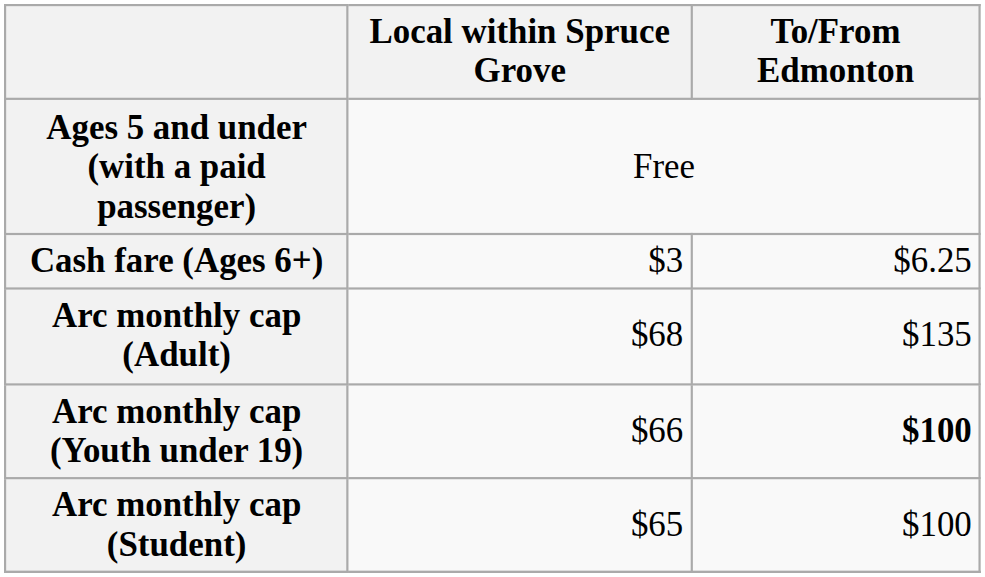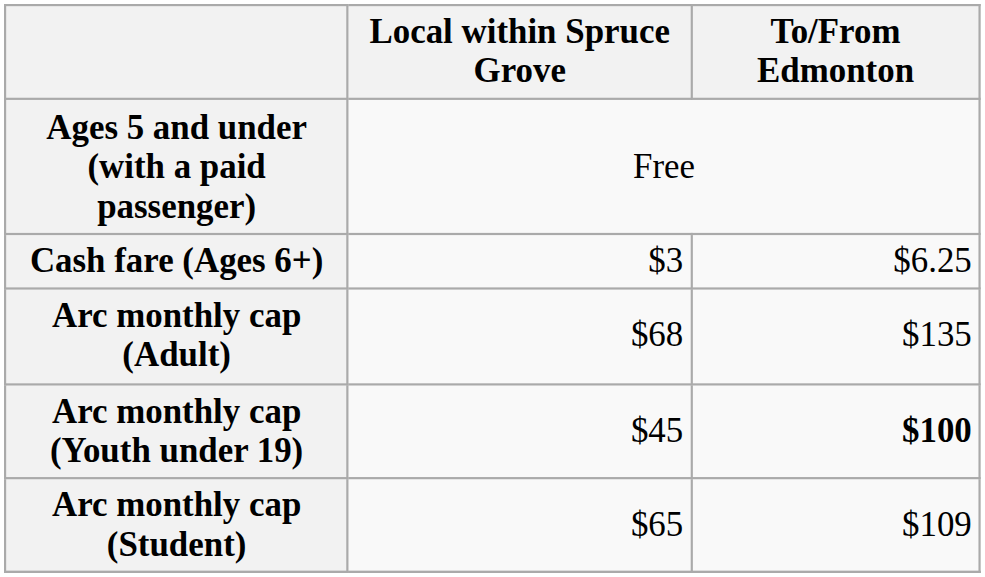(657, 430) $66 -> (657, 430) $45
(937, 524) $100 -> (937, 524) $109
